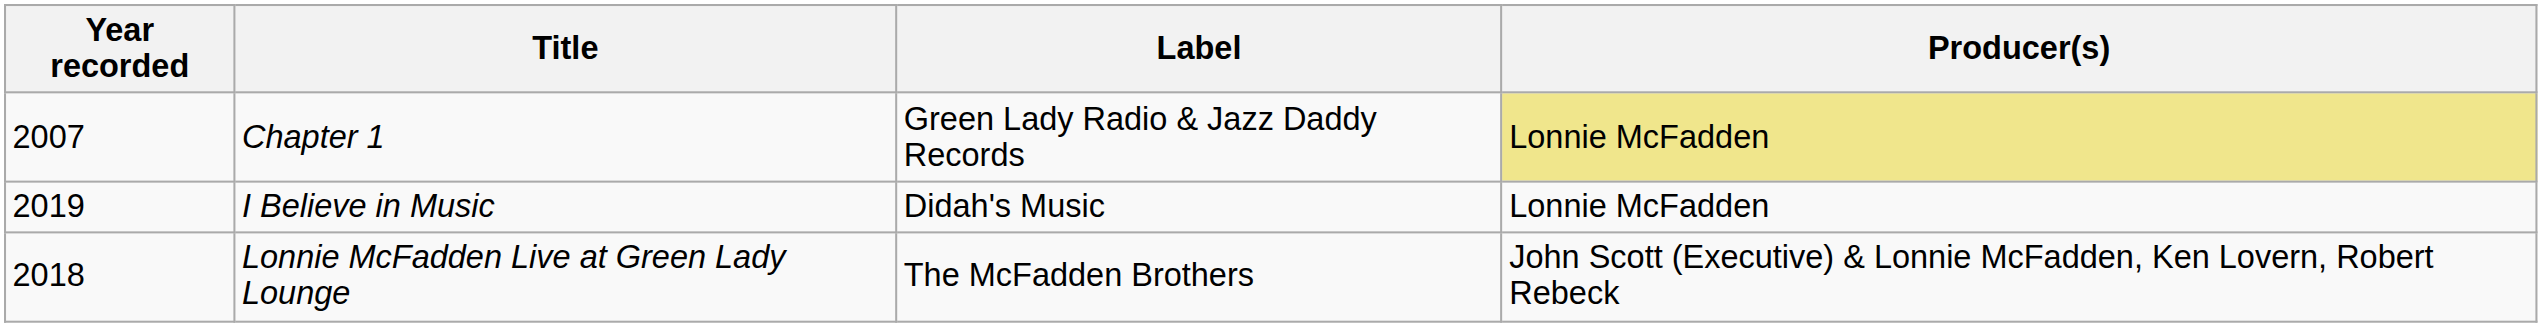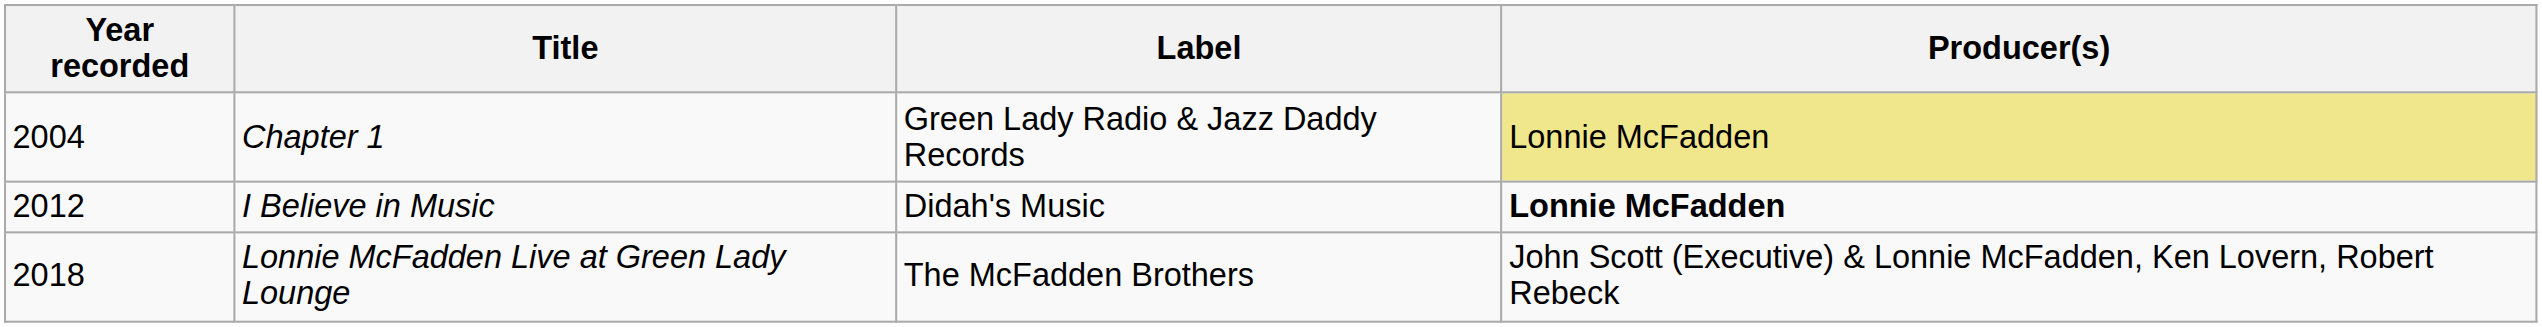(49, 136) 2007 -> (49, 136) 2004
(49, 206) 2019 -> (49, 206) 2012
(1639, 206) normal -> (1647, 206) bold
